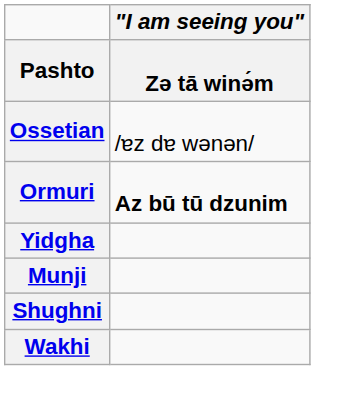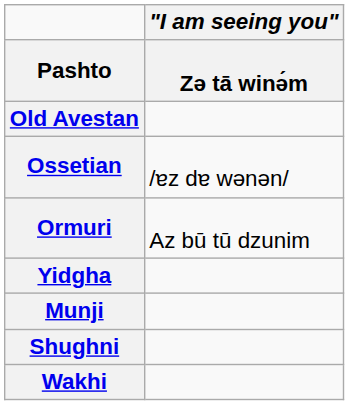+ row: (74, 118)
(201, 204) bold -> (230, 239) normal
